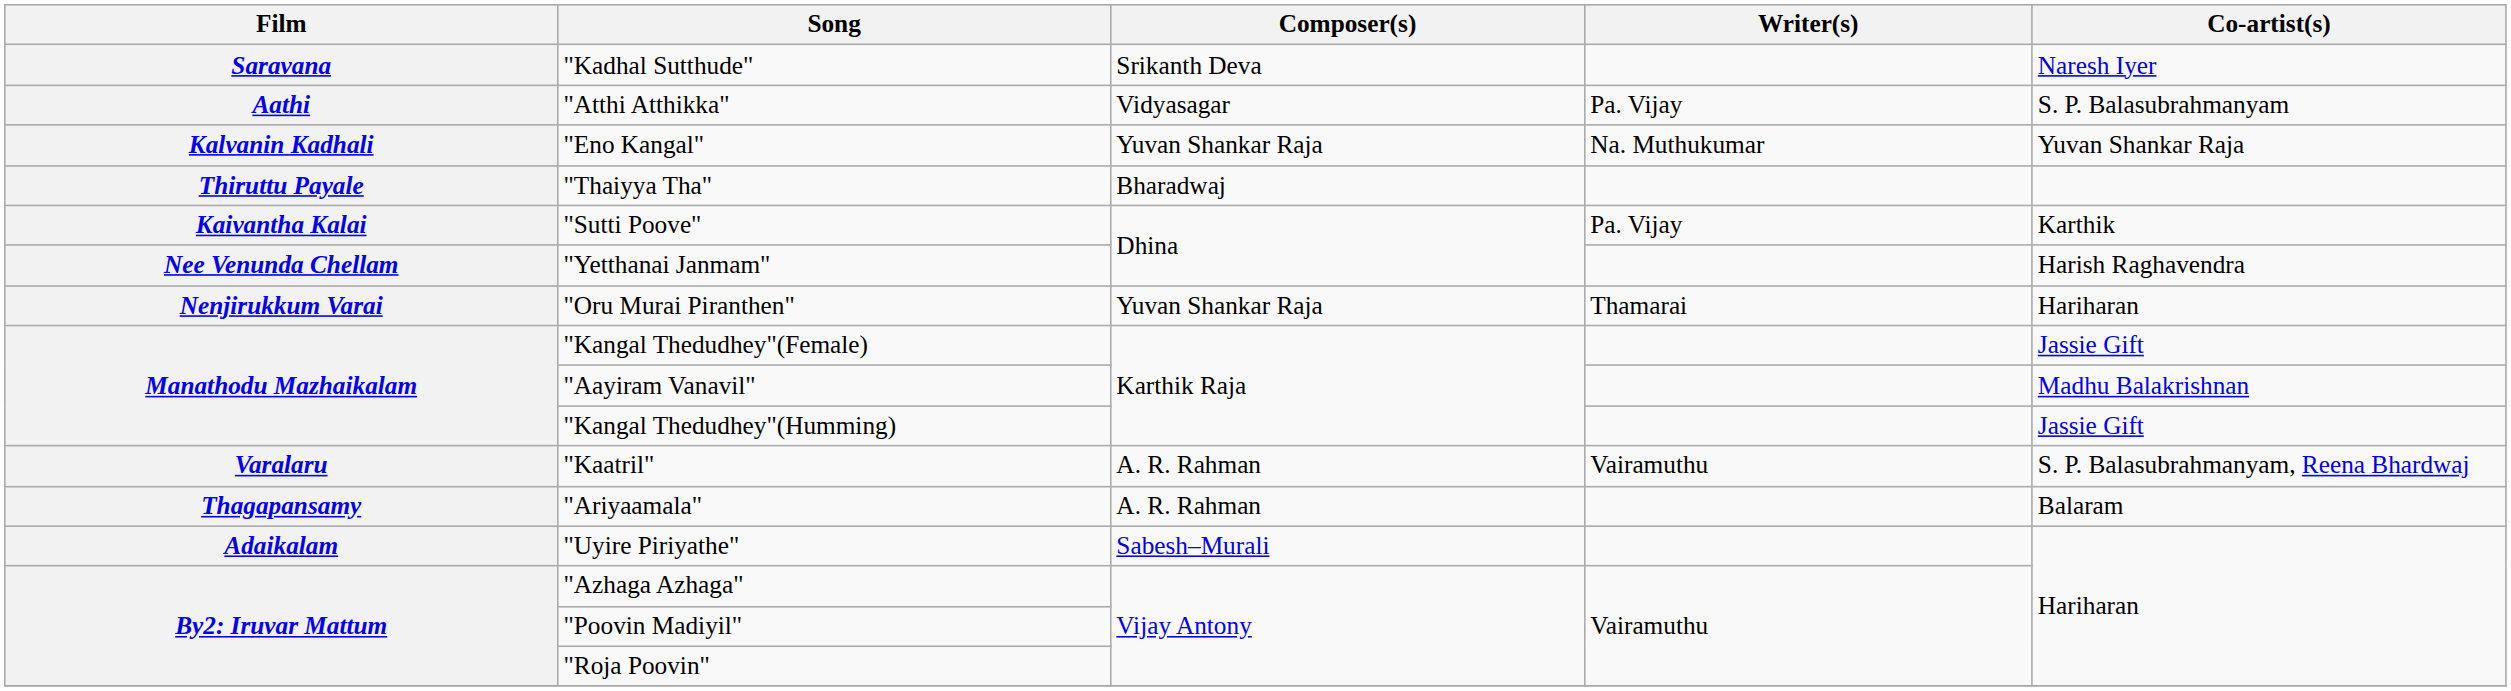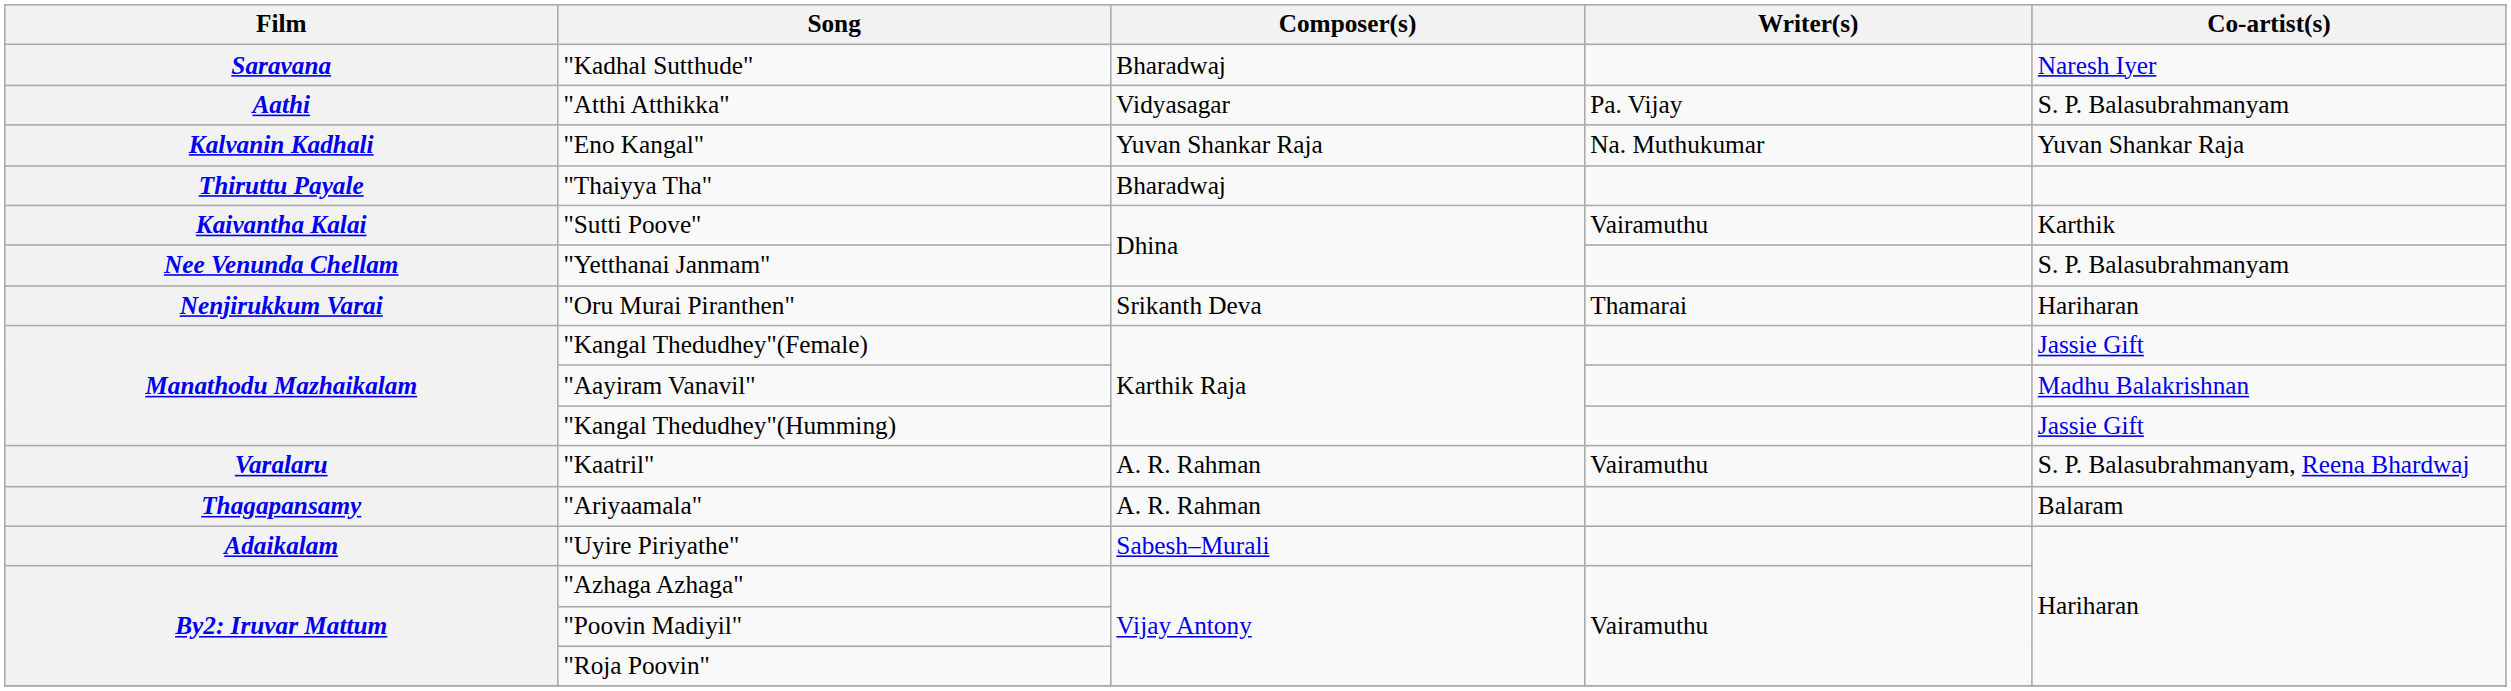(1189, 64) Srikanth Deva -> (1171, 64) Bharadwaj
(1636, 225) Pa. Vijay -> (1649, 225) Vairamuthu
(2141, 265) Harish Raghavendra -> (2164, 265) S. P. Balasubrahmanyam
(1220, 305) Yuvan Shankar Raja -> (1189, 305) Srikanth Deva
